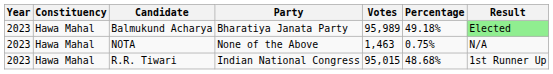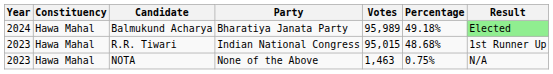(19, 29) 2023 -> (19, 29) 2024
rows swapped: (144, 61) <-> (123, 45)
